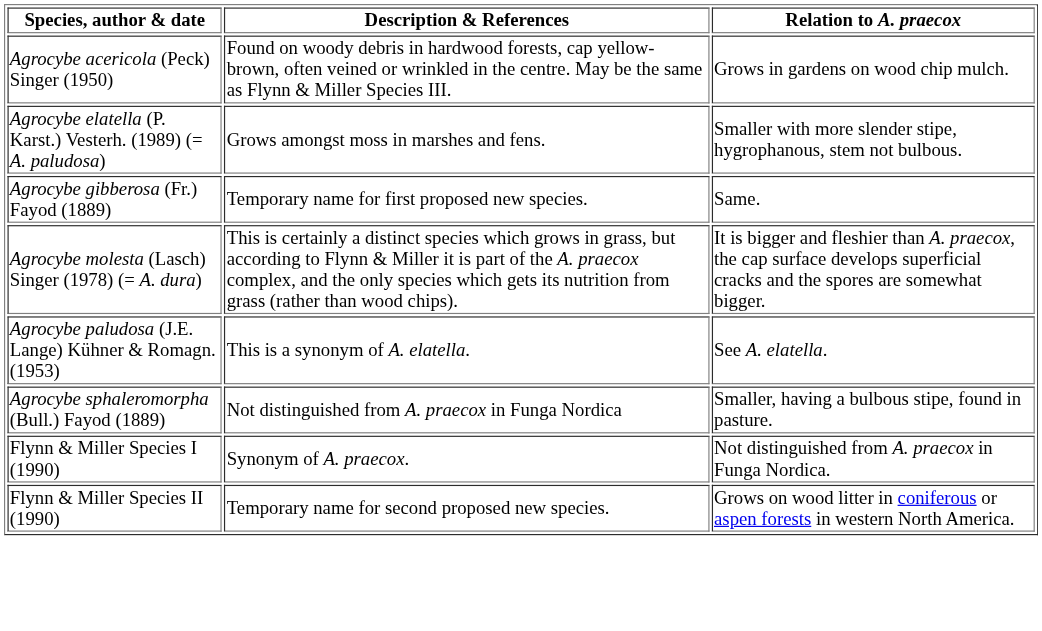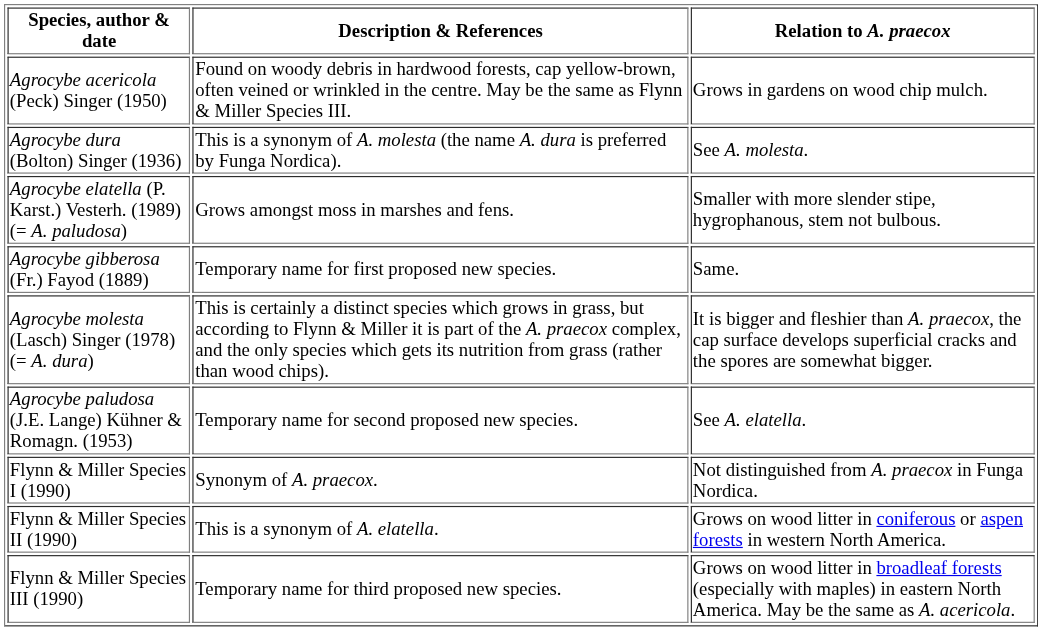+ row: (96, 150)
(348, 350) This is a synonym of A. elatella. -> (387, 420) Temporary name for second proposed new species.
- row: (109, 409)
(418, 508) Temporary name for second proposed new species. -> (317, 529) This is a synonym of A. elatella.
+ row: (98, 588)
